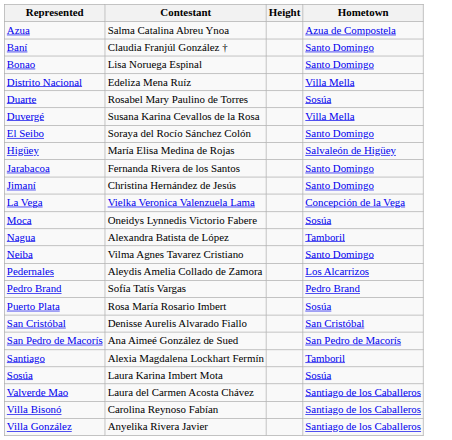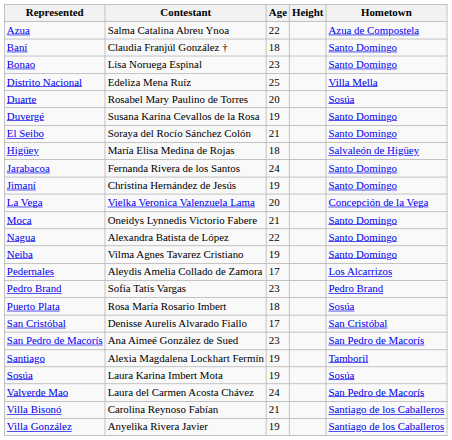+ column: (278, 13)
(330, 116) Villa Mella -> (363, 116) Santo Domingo
(318, 220) Sosúa -> (363, 220) Santo Domingo
(325, 237) Tamboril -> (363, 237) Santo Domingo
(363, 392) Santiago de los Caballeros -> (376, 392) San Pedro de Macorís
